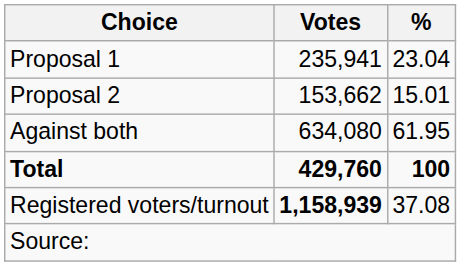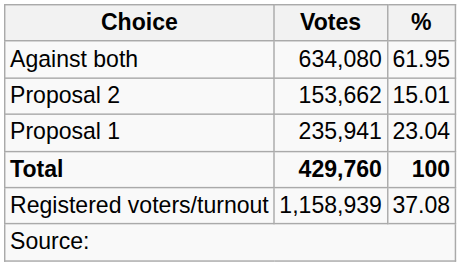rows swapped: (65, 59) <-> (74, 132)
(331, 205) bold -> (331, 205) normal
